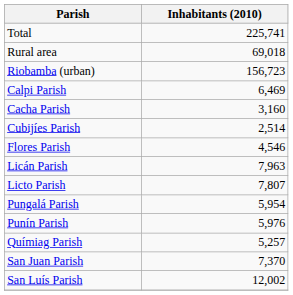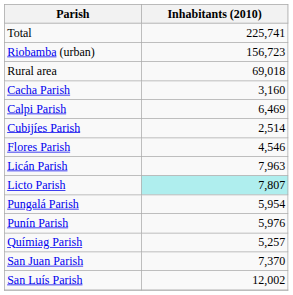rows swapped: (51, 71) <-> (32, 52)
rows swapped: (39, 109) <-> (37, 90)
(272, 185) no background -> (272, 185) paleturquoise background
